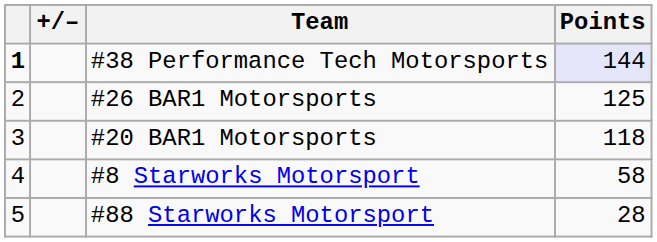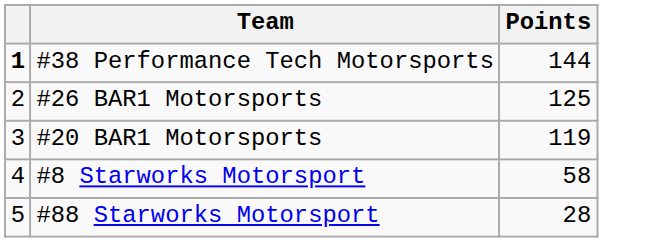- column: (58, 25)
(624, 63) lavender background -> (570, 63) no background
(624, 140) 118 -> (570, 140) 119
